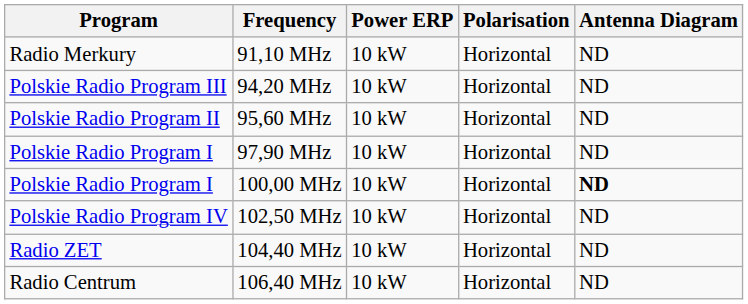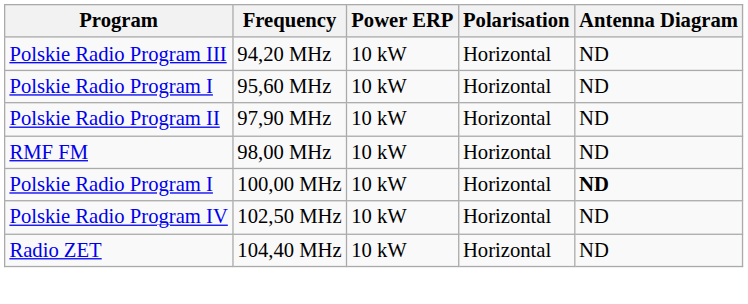- row: (284, 53)
(115, 119) Polskie Radio Program II -> (111, 86) Polskie Radio Program I
(111, 151) Polskie Radio Program I -> (115, 119) Polskie Radio Program II
+ row: (284, 151)
- row: (290, 282)
